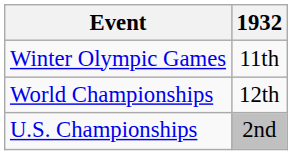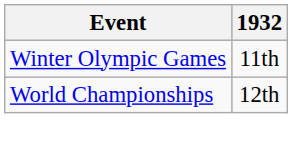- row: (104, 130)
